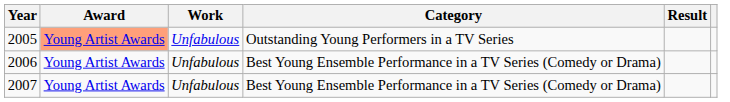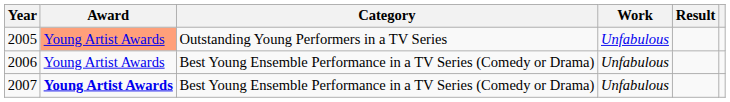columns swapped: (453, 16) <-> (205, 16)
(104, 85) normal -> (108, 85) bold
